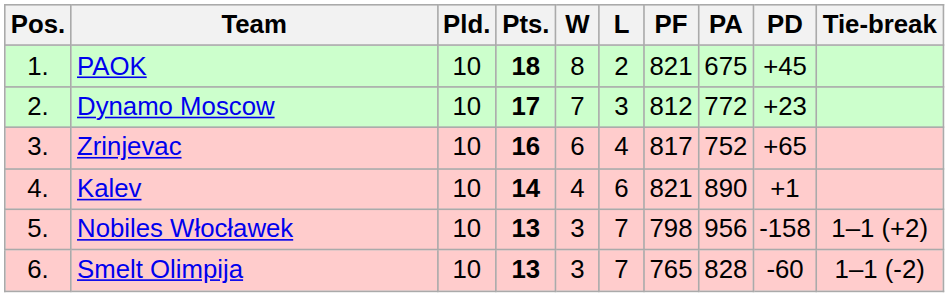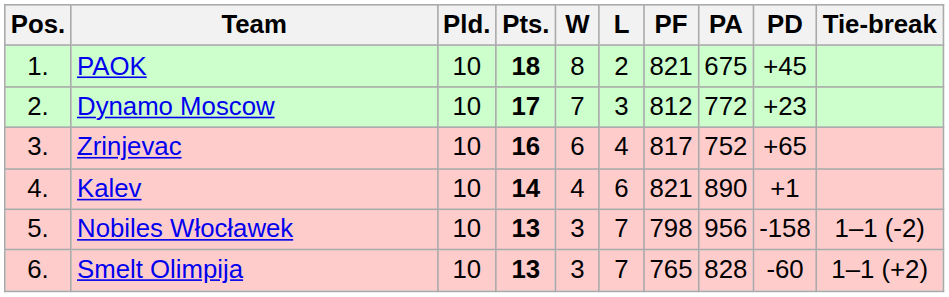(880, 229) 1–1 (+2) -> (880, 229) 1–1 (-2)
(880, 270) 1–1 (-2) -> (880, 270) 1–1 (+2)
